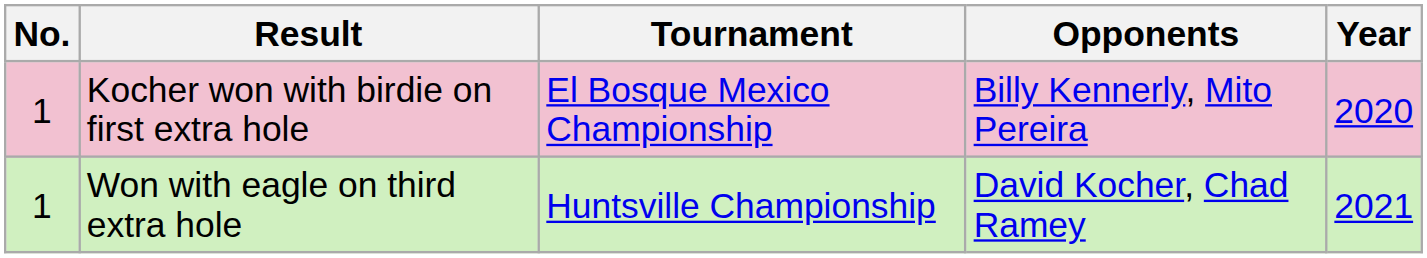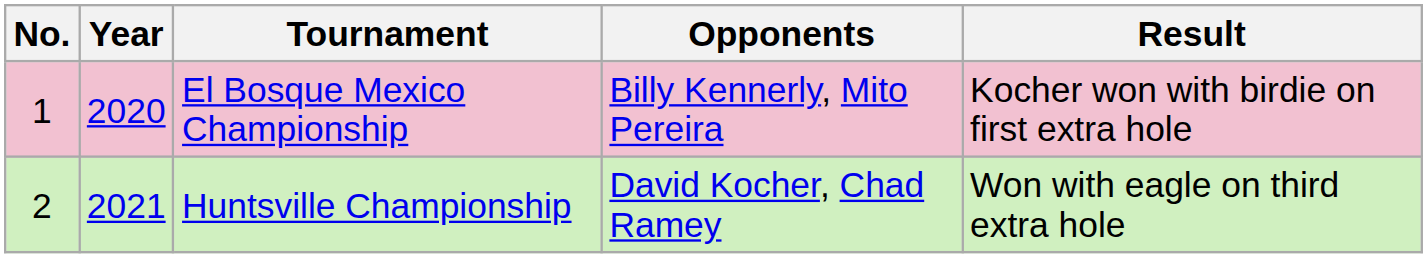columns swapped: (1374, 33) <-> (308, 33)
(42, 205) 1 -> (42, 205) 2
